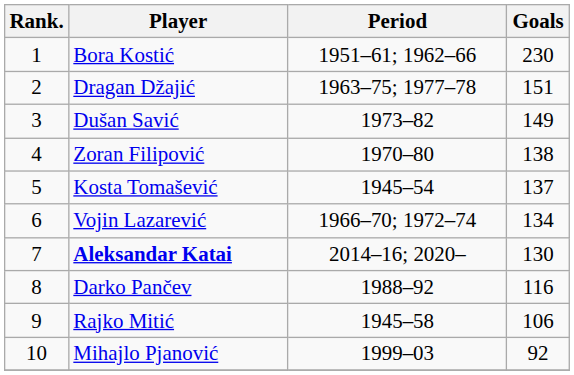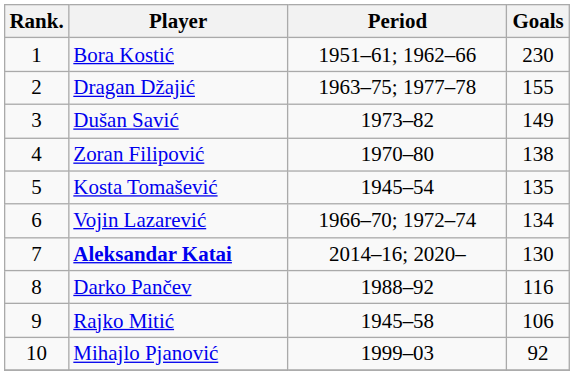(538, 87) 151 -> (538, 87) 155
(538, 187) 137 -> (538, 187) 135
